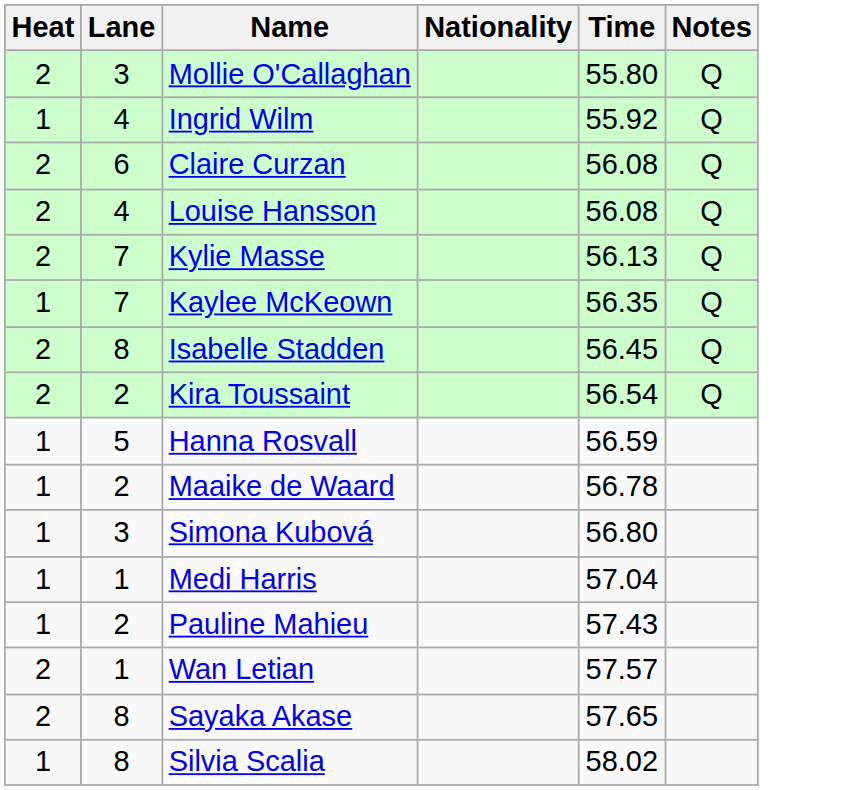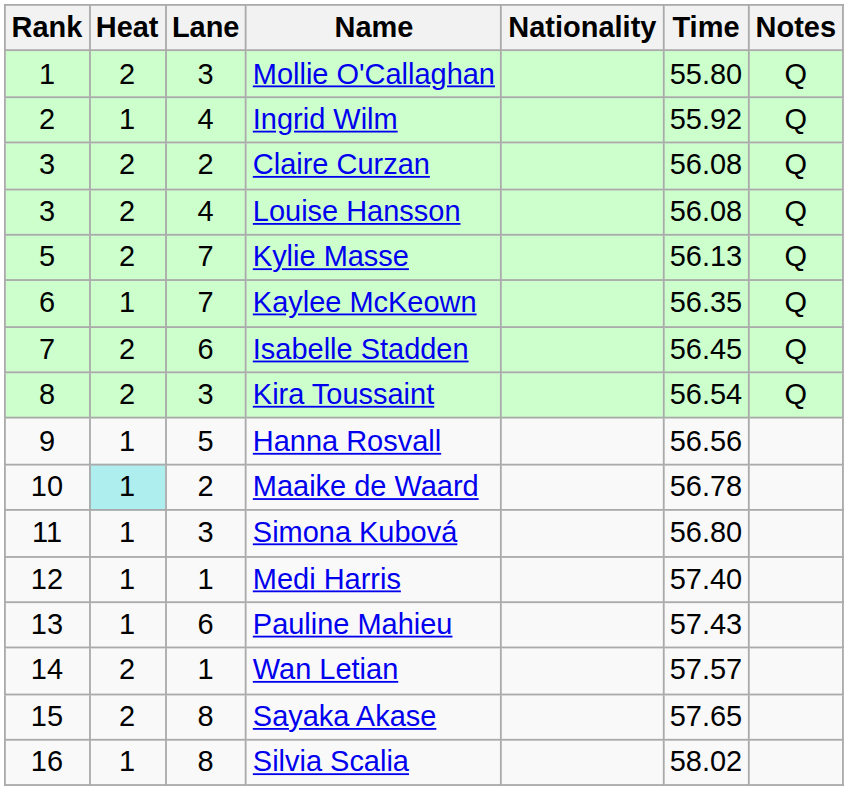+ column: (47, 27)
(122, 165) 6 -> (206, 165) 2
(122, 348) 8 -> (206, 348) 6
(122, 394) 2 -> (206, 394) 3
(622, 440) 56.59 -> (706, 440) 56.56
(43, 486) no background -> (127, 486) paleturquoise background
(622, 578) 57.04 -> (706, 578) 57.40
(122, 624) 2 -> (206, 624) 6
